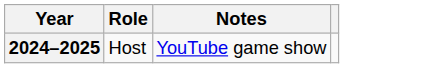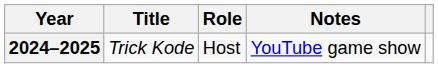+ column: (151, 18)
